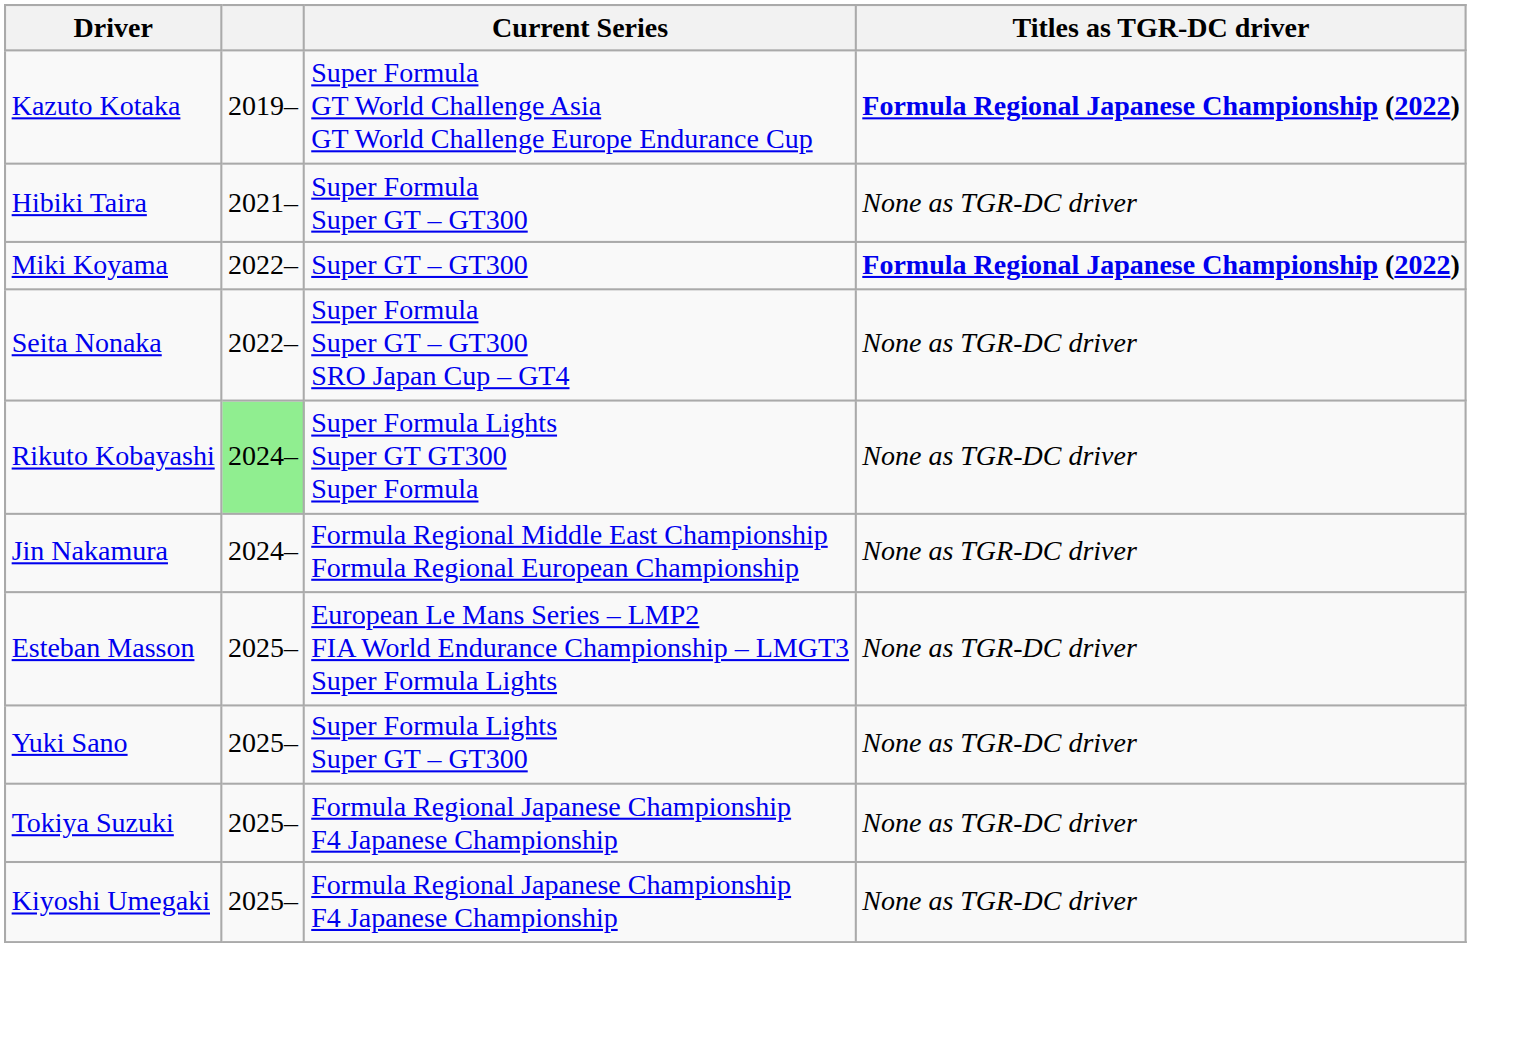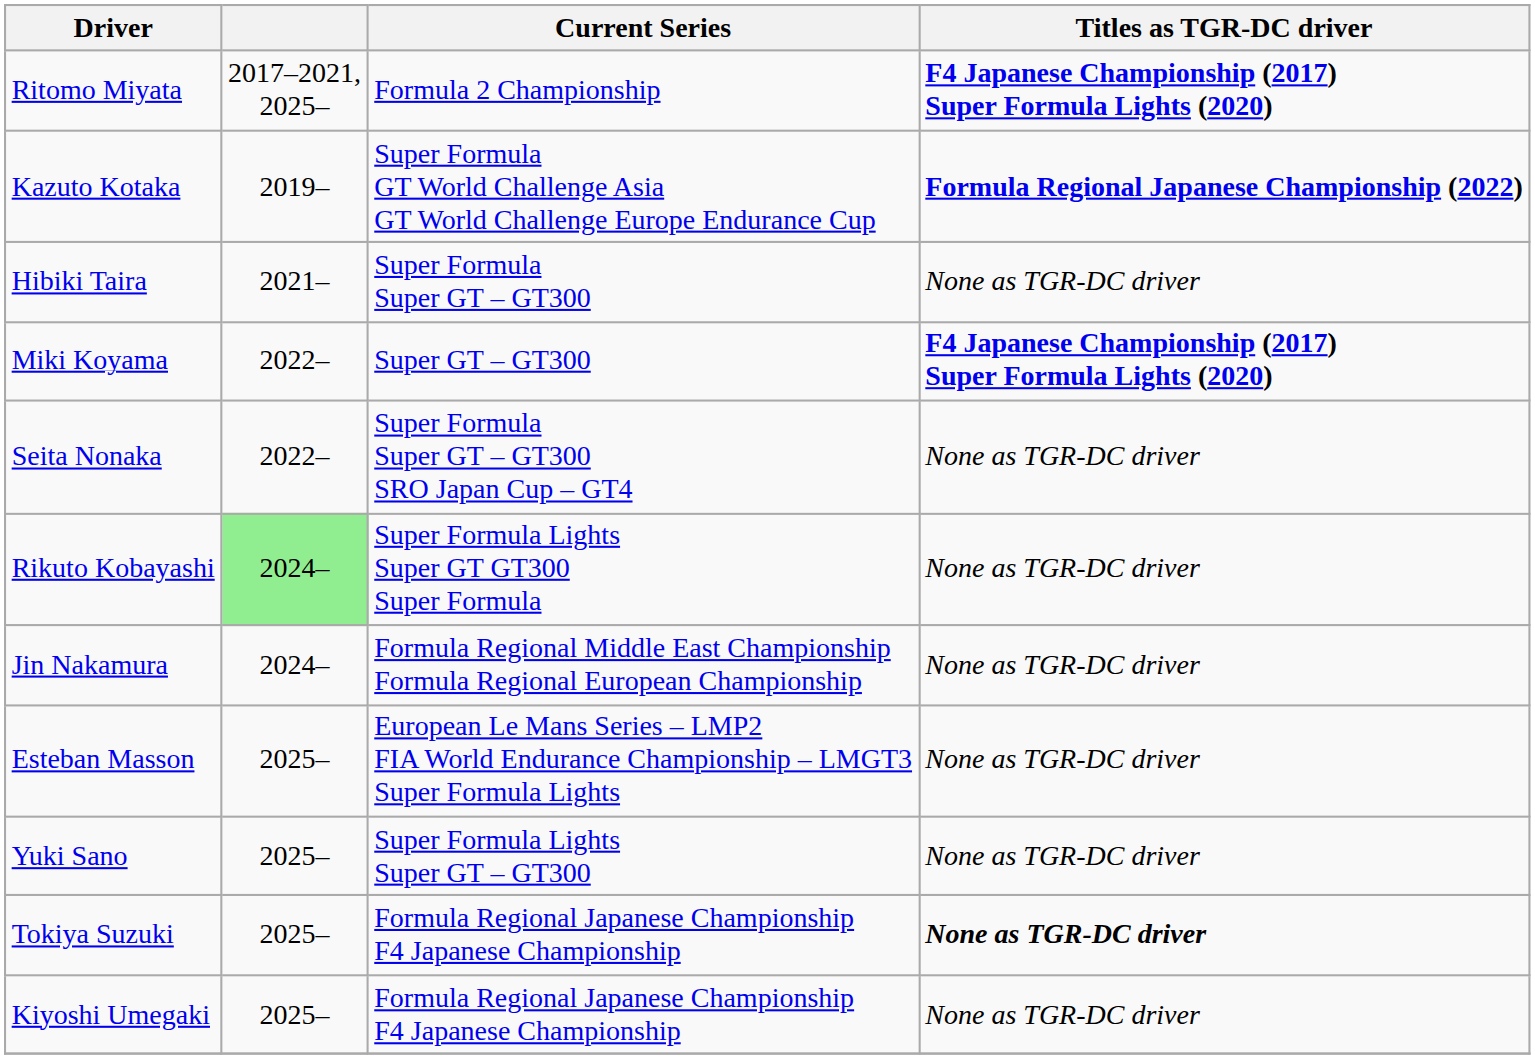+ row: (97, 89)
(1161, 264) Formula Regional Japanese Championship (2022) -> (1131, 360) F4 Japanese Championship (2017) Super Formula Lights (2020)
(1000, 822) normal -> (1066, 934) bold
